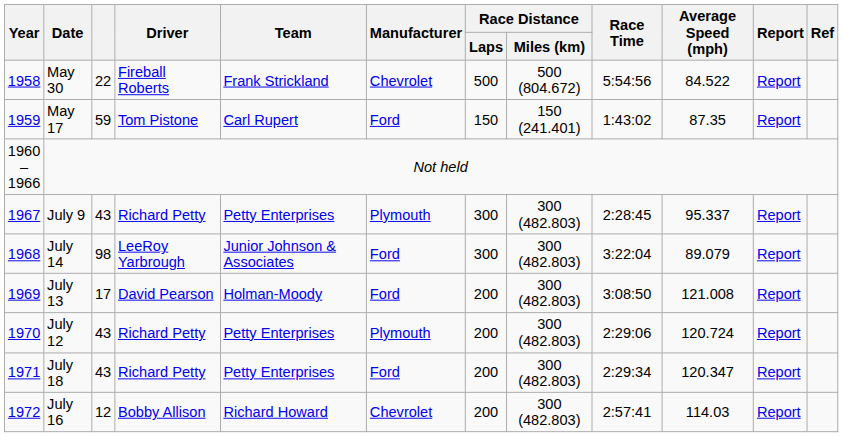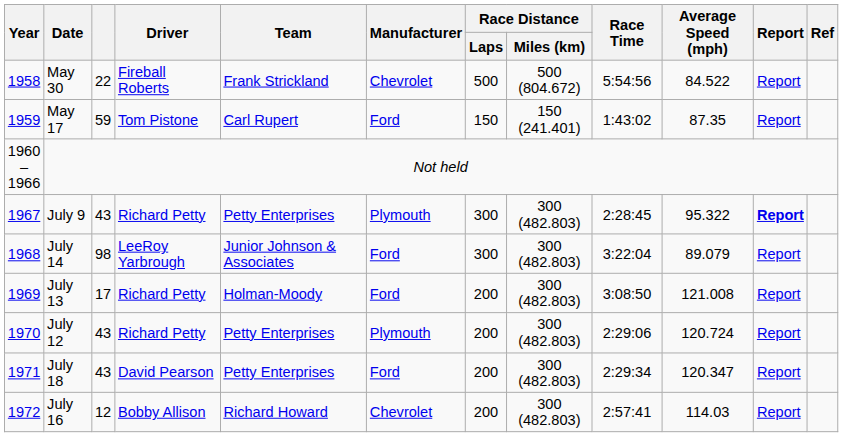(708, 215) 95.337 -> (708, 215) 95.322
(779, 215) normal -> (780, 215) bold
(166, 294) David Pearson -> (162, 294) Richard Petty
(162, 372) Richard Petty -> (166, 372) David Pearson
